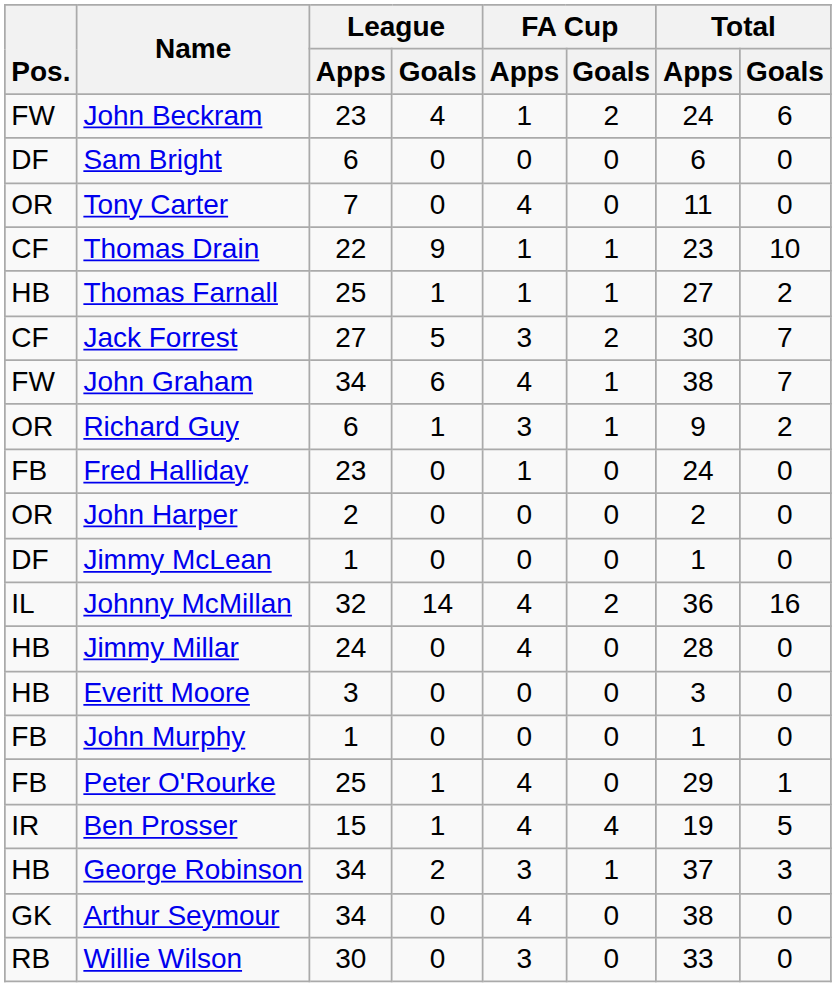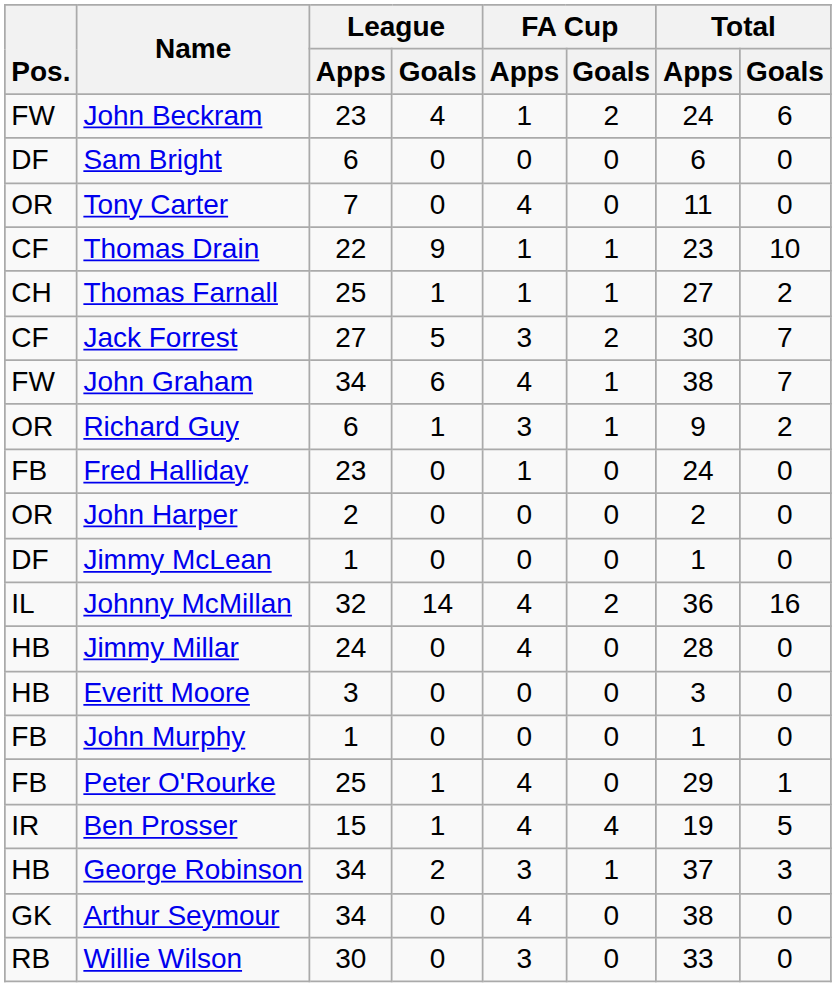(31, 293) HB -> (32, 293) CH
